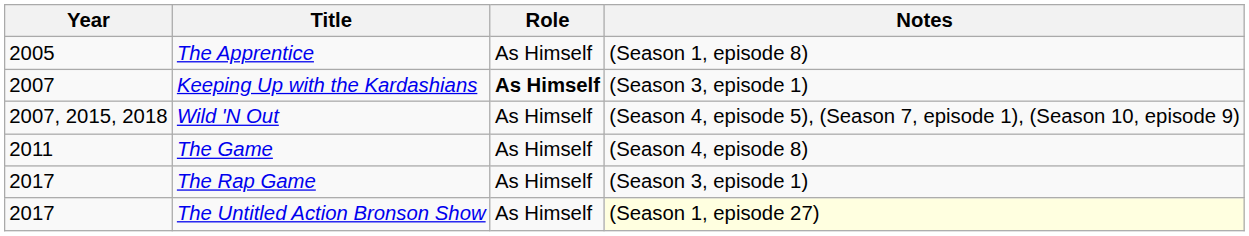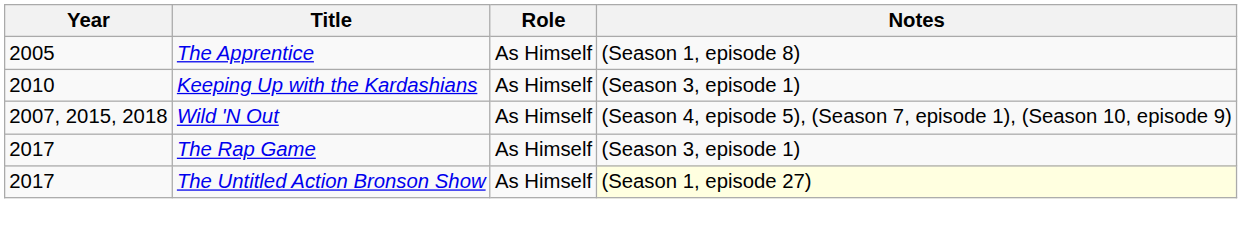(32, 85) 2007 -> (32, 85) 2010
(547, 85) bold -> (544, 85) normal
- row: (225, 149)
